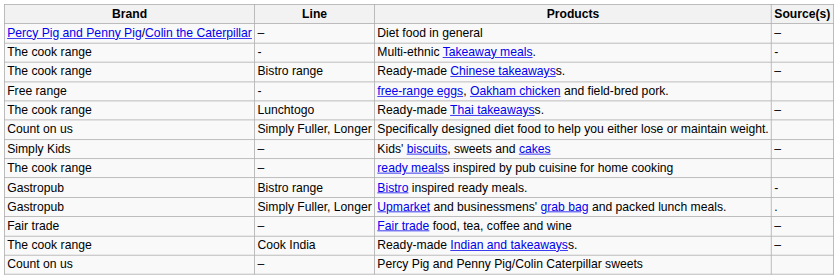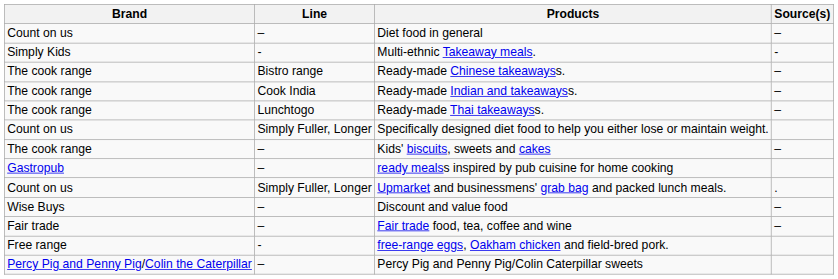(130, 33) Percy Pig and Penny Pig/Colin the Caterpillar -> (40, 33) Count on us
(49, 52) The cook range -> (39, 52) Simply Kids
rows swapped: (477, 245) <-> (523, 91)
(39, 149) Simply Kids -> (49, 149) The cook range
(49, 168) The cook range -> (36, 168) Gastropub
- row: (452, 187)
(36, 206) Gastropub -> (40, 187) Count on us
+ row: (443, 206)
(40, 264) Count on us -> (130, 264) Percy Pig and Penny Pig/Colin the Caterpillar
